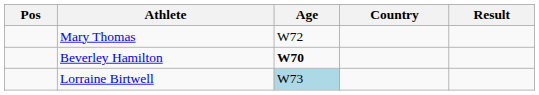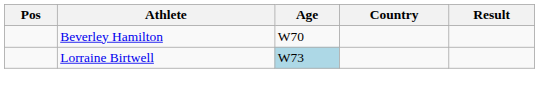- row: (98, 36)
(291, 57) bold -> (291, 36) normal
